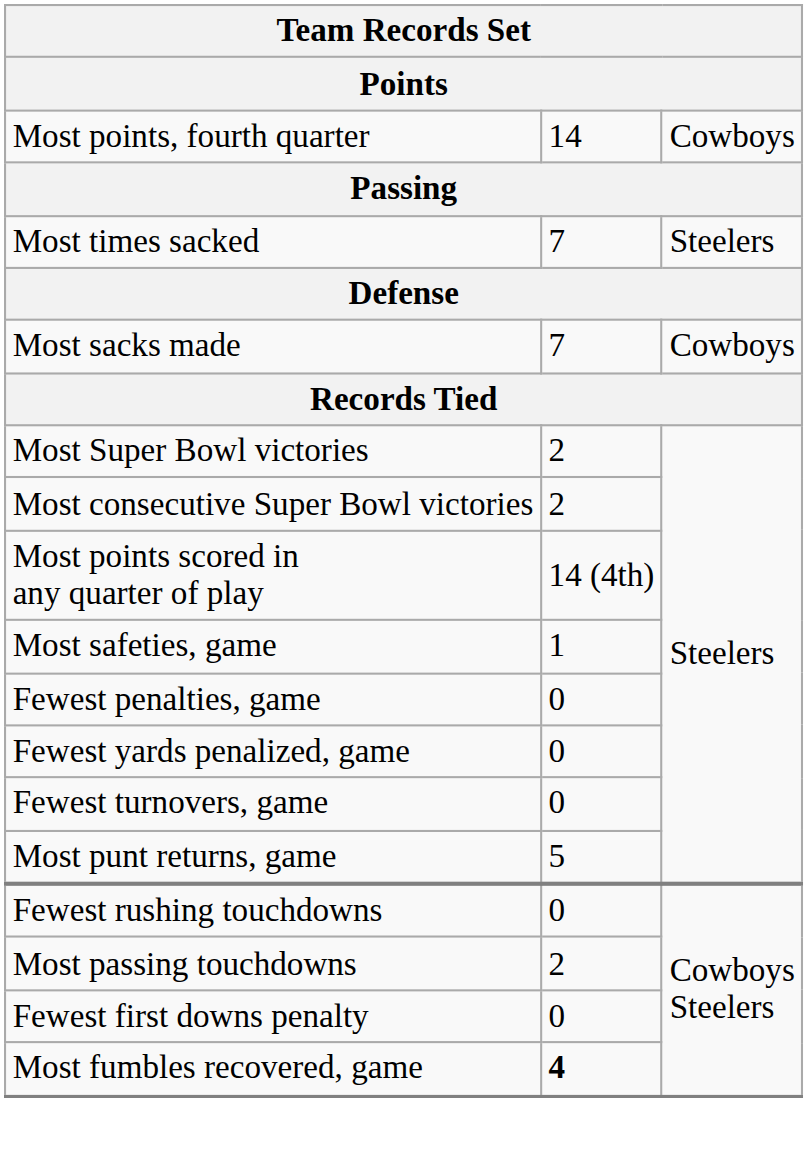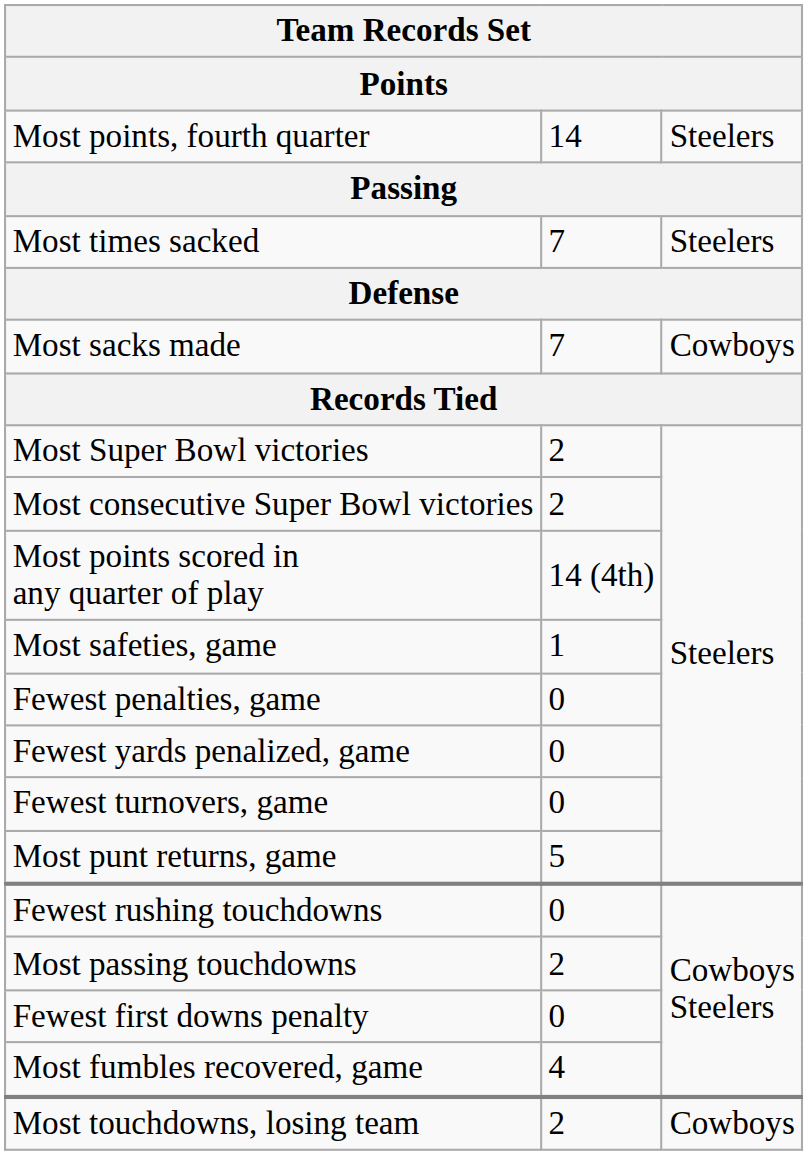(732, 135) Cowboys -> (722, 135) Steelers
(557, 1068) bold -> (557, 1068) normal
+ row: (216, 1122)
